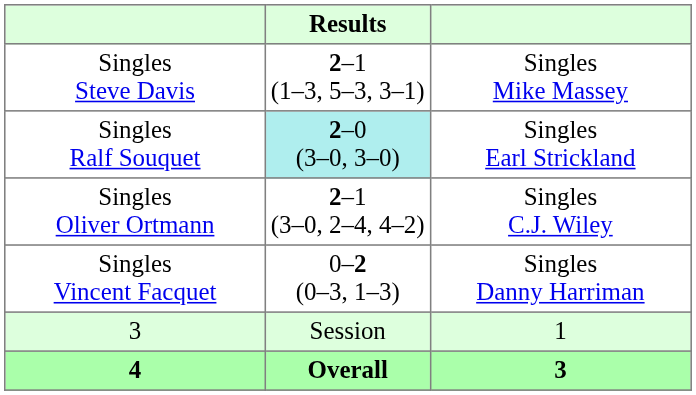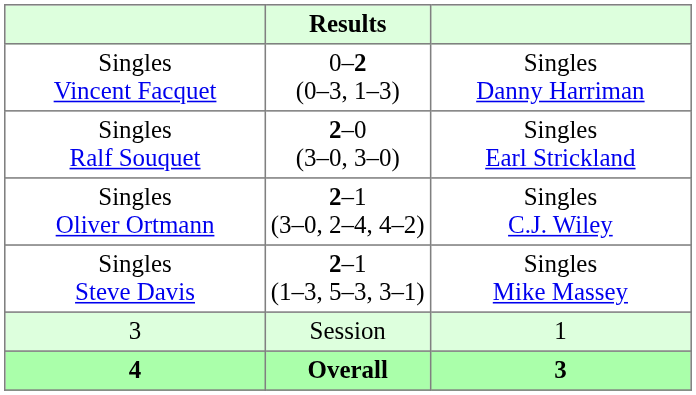rows swapped: (135, 278) <-> (135, 77)
(348, 144) paleturquoise background -> (348, 144) no background
